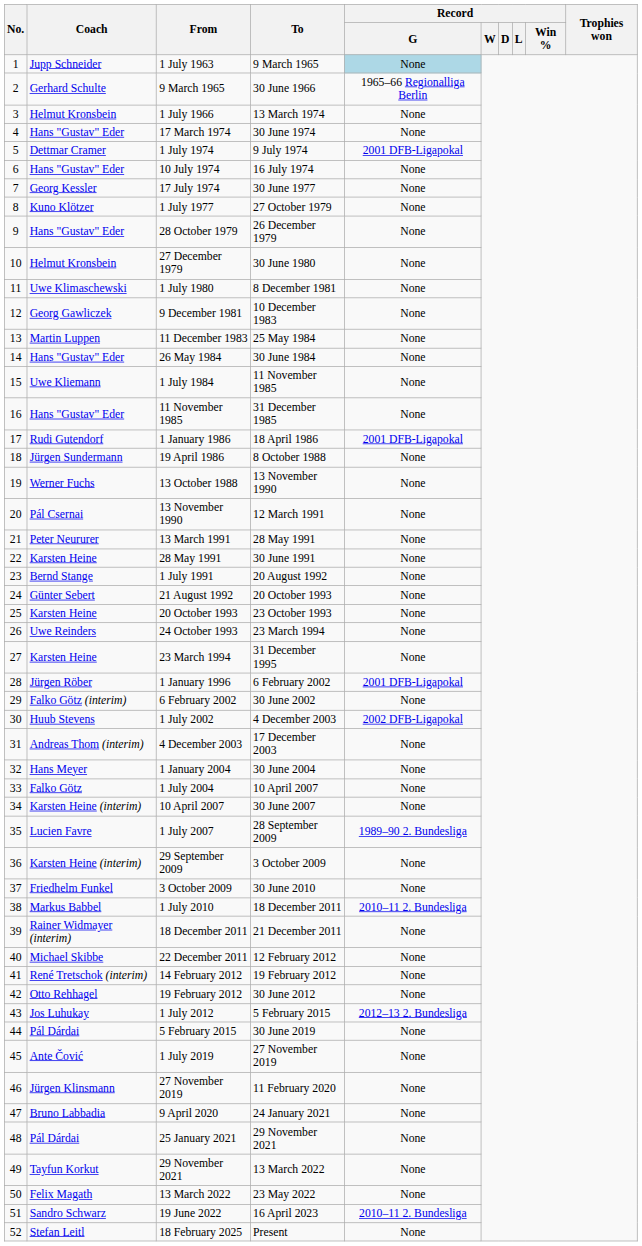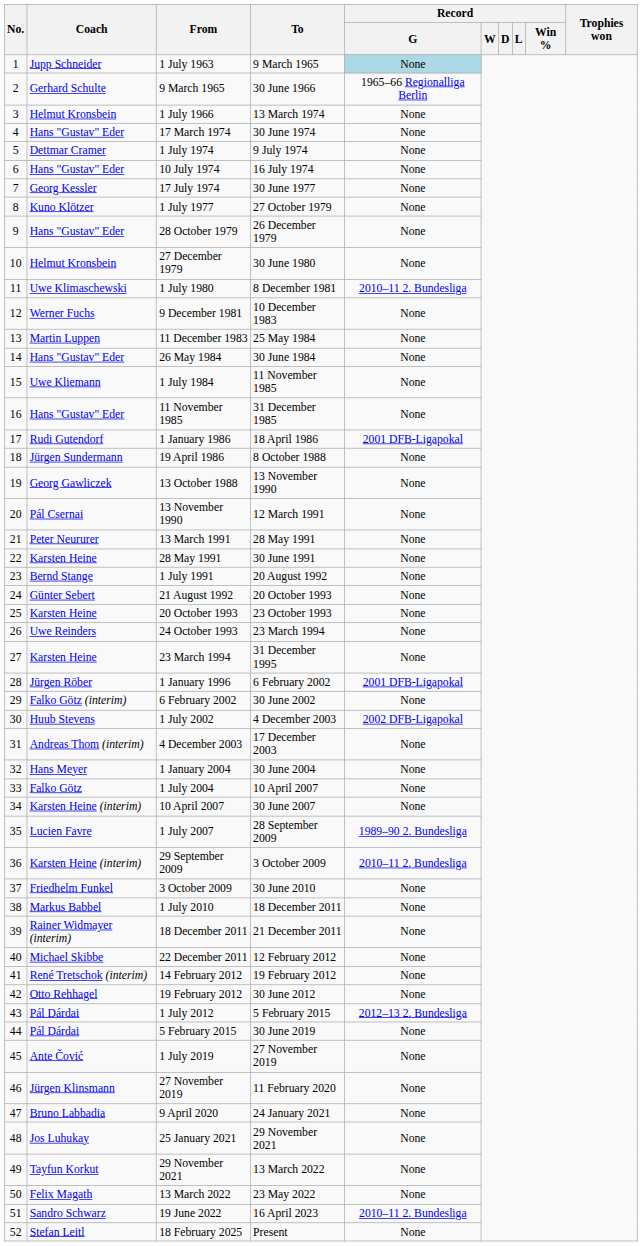(413, 151) 2001 DFB-Ligapokal -> (413, 151) None
(413, 288) None -> (413, 288) 2010–11 2. Bundesliga
(71, 313) Georg Gawliczek -> (62, 313) Werner Fuchs
(62, 482) Werner Fuchs -> (71, 482) Georg Gawliczek
(413, 863) None -> (413, 863) 2010–11 2. Bundesliga
(413, 907) 2010–11 2. Bundesliga -> (413, 907) None
(59, 1012) Jos Luhukay -> (54, 1012) Pál Dárdai
(54, 1138) Pál Dárdai -> (59, 1138) Jos Luhukay
